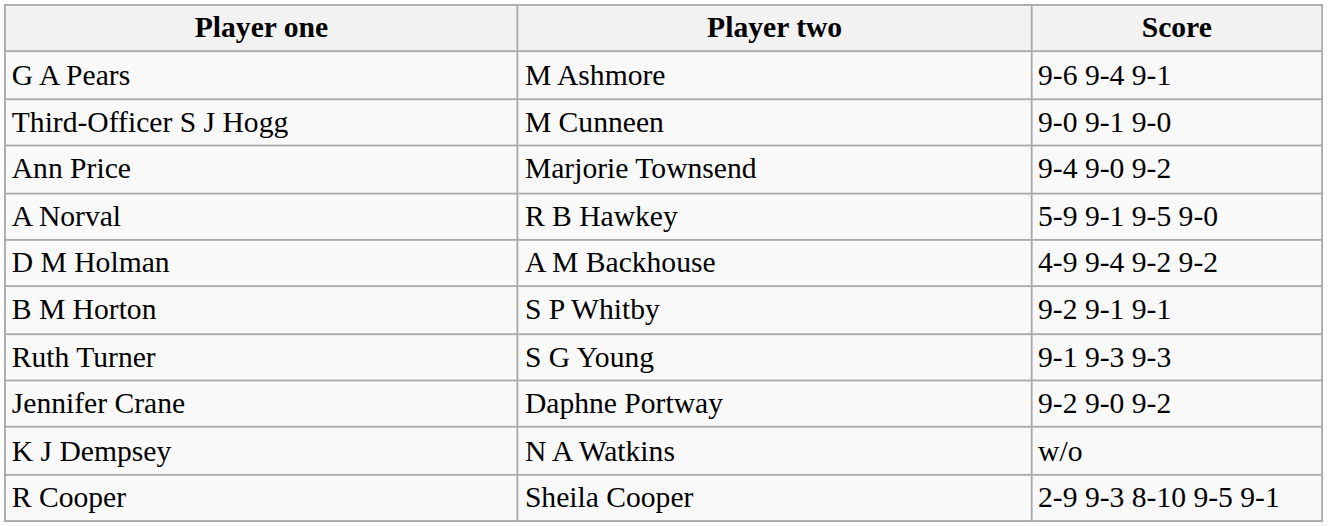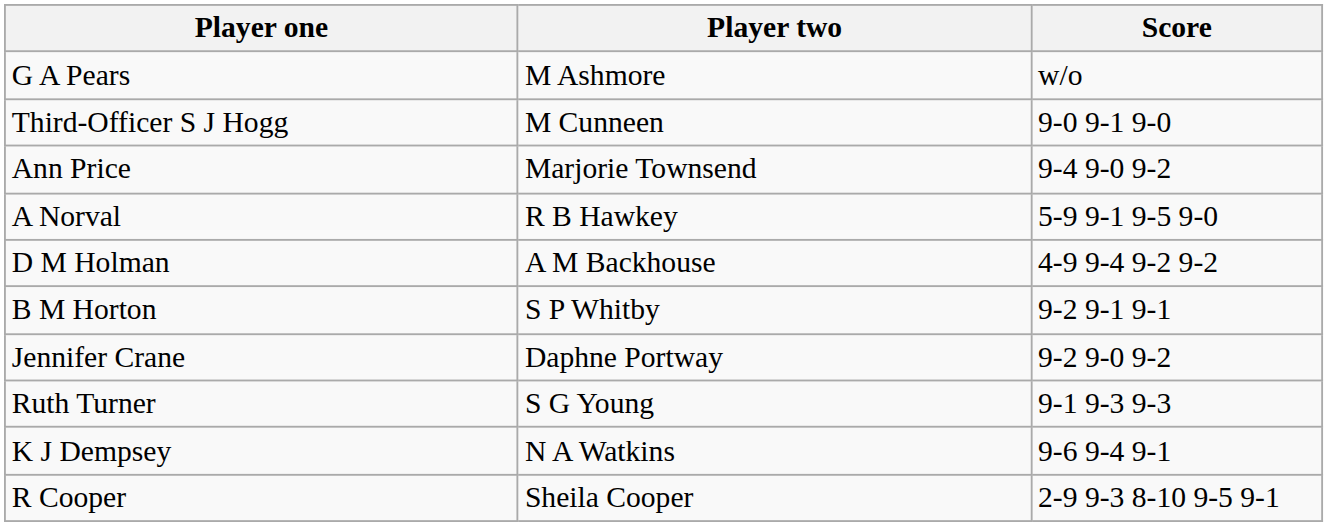(1105, 74) 9-6 9-4 9-1 -> (1060, 74) w/o
rows swapped: (84, 356) <-> (98, 403)
(1060, 450) w/o -> (1105, 450) 9-6 9-4 9-1
